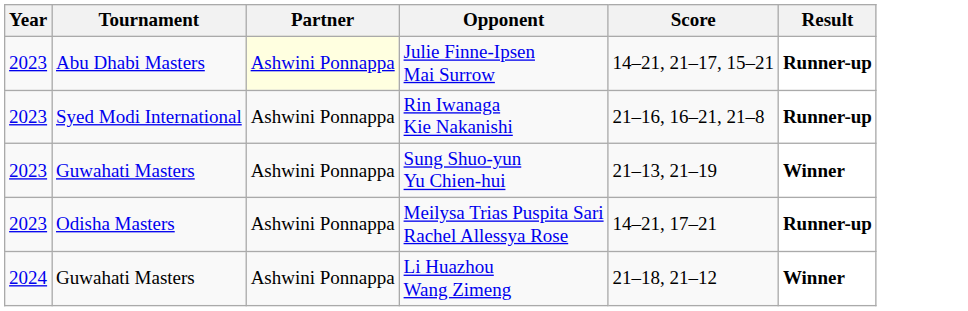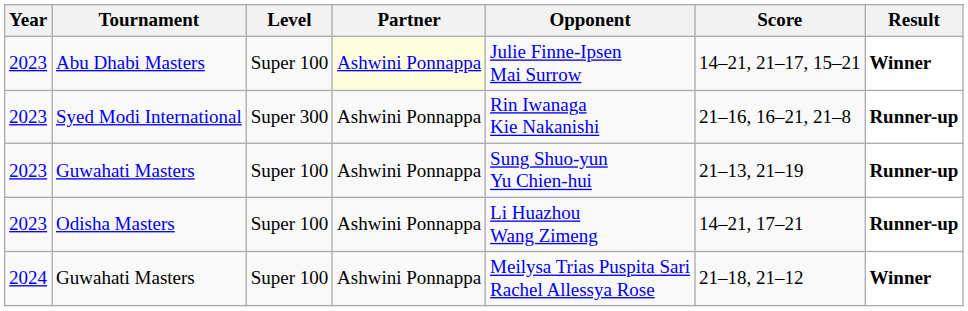+ column: (289, 20)
(827, 63) Runner-up -> (900, 63) Winner
(814, 170) Winner -> (914, 170) Runner-up
(504, 224) Meilysa Trias Puspita Sari Rachel Allessya Rose -> (544, 224) Li Huazhou Wang Zimeng
(457, 278) Li Huazhou Wang Zimeng -> (590, 278) Meilysa Trias Puspita Sari Rachel Allessya Rose
